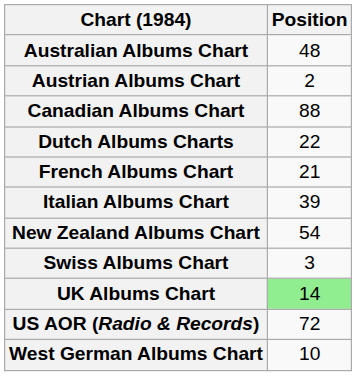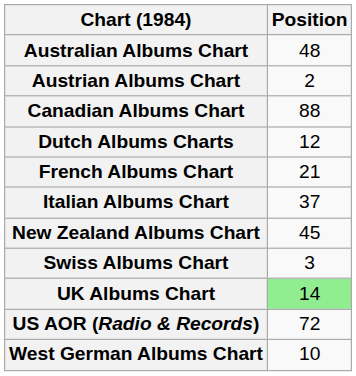(310, 141) 22 -> (310, 141) 12
(310, 202) 39 -> (310, 202) 37
(310, 232) 54 -> (310, 232) 45
